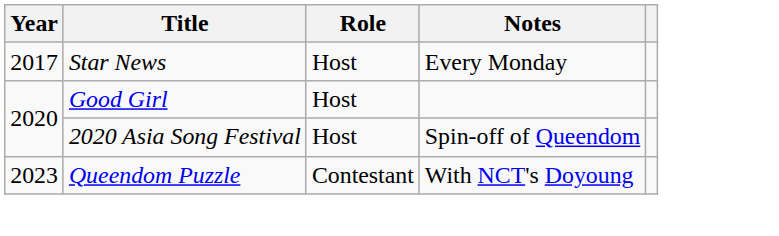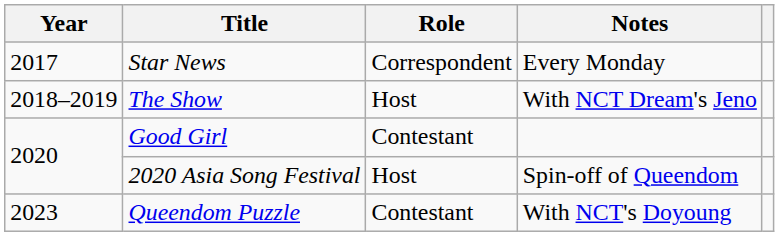(334, 61) Host -> (442, 61) Correspondent
+ row: (175, 99)
(334, 99) Host -> (422, 136) Contestant
